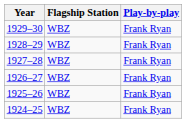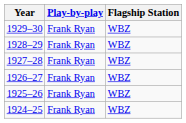columns swapped: (83, 12) <-> (151, 12)
